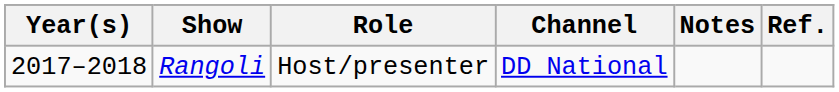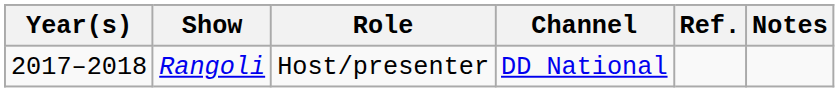columns swapped: (717, 26) <-> (798, 26)
